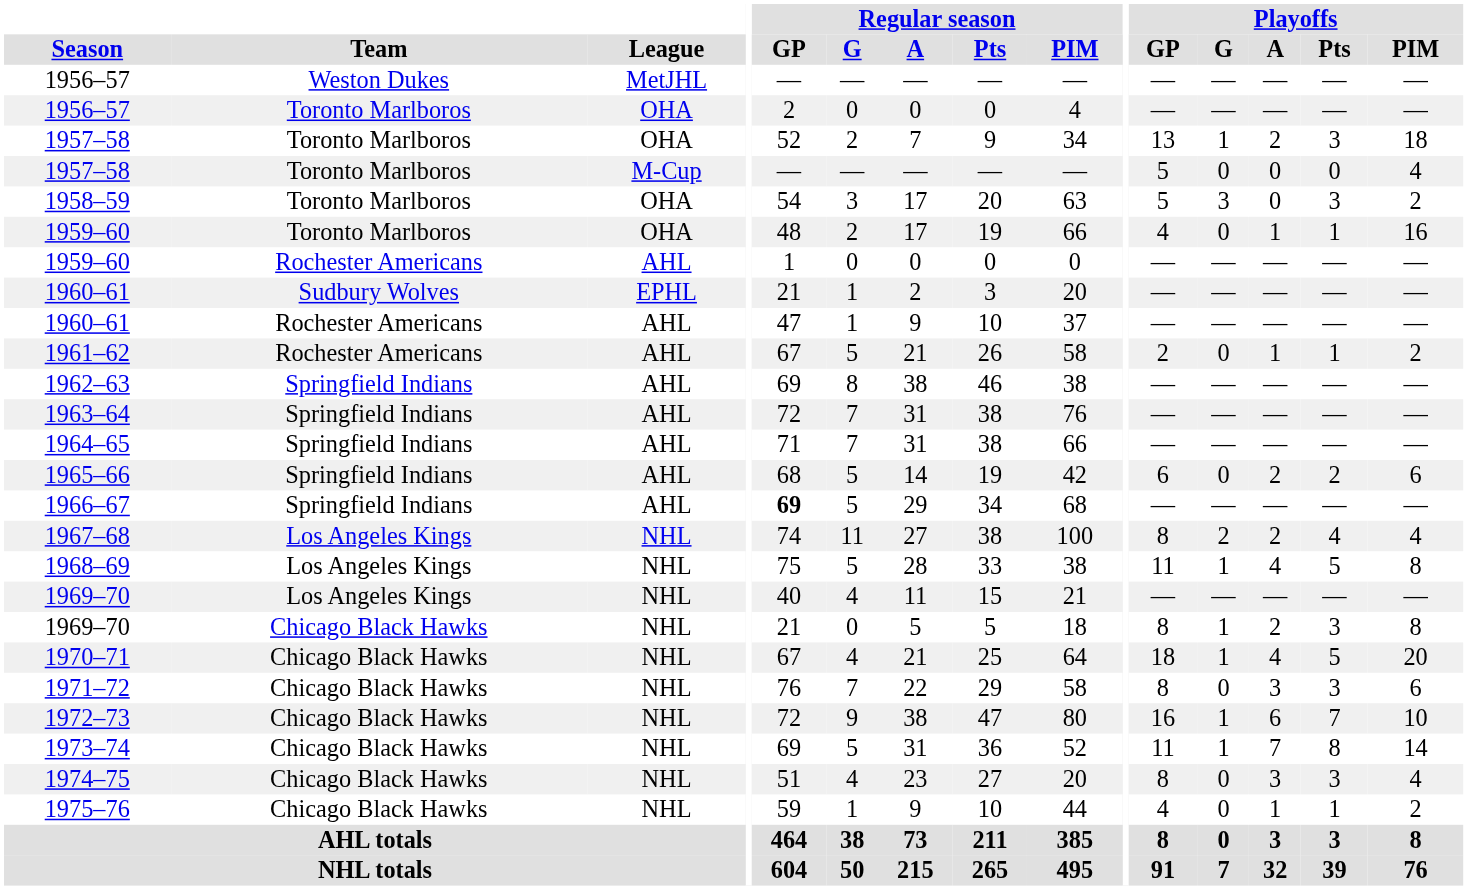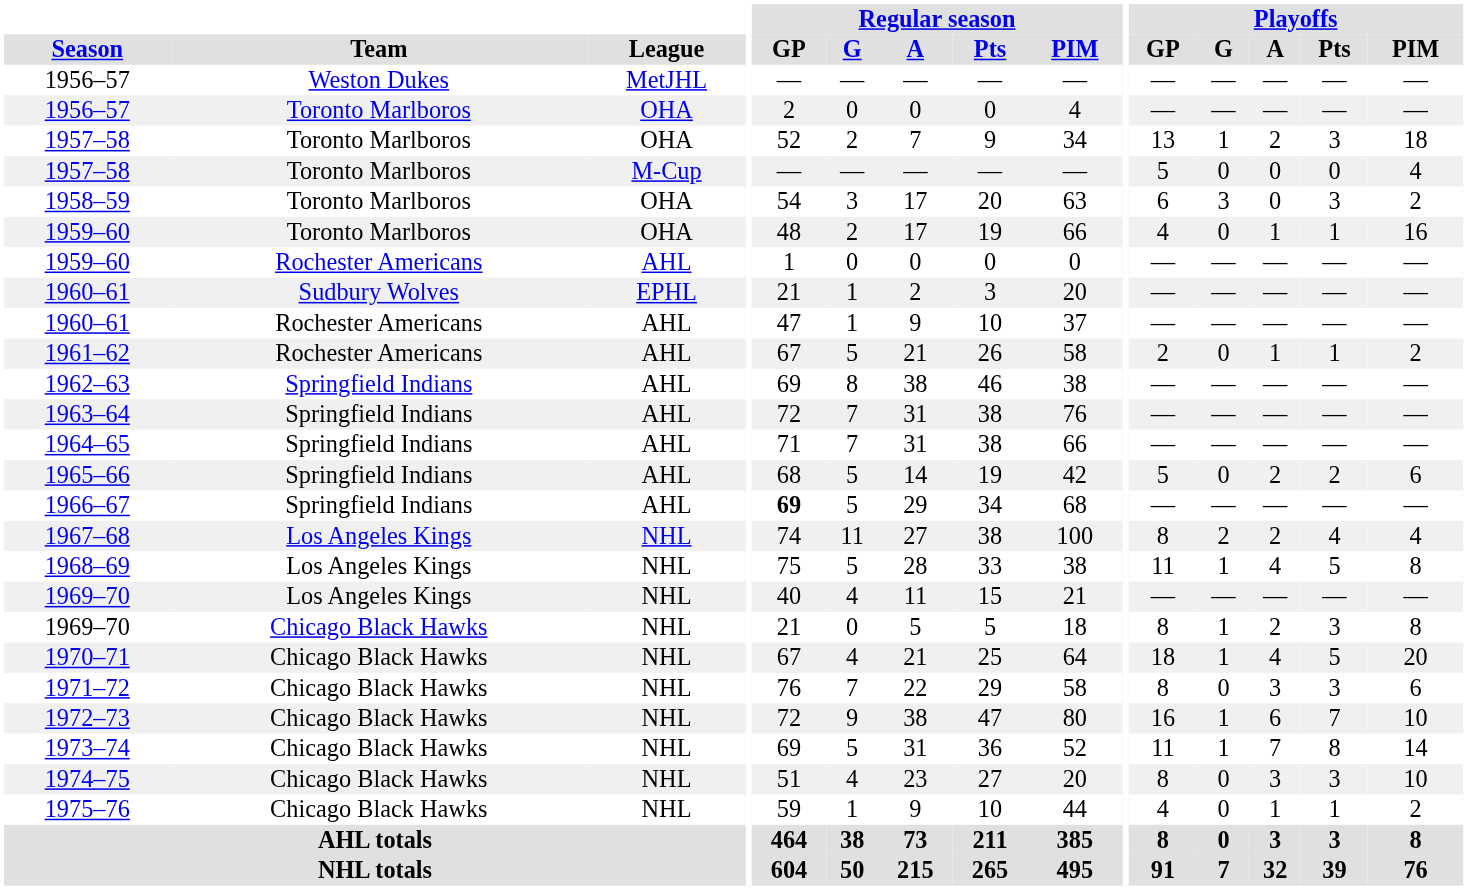(1163, 201) 5 -> (1163, 201) 6
(1163, 474) 6 -> (1163, 474) 5
(1416, 778) 4 -> (1416, 778) 10
